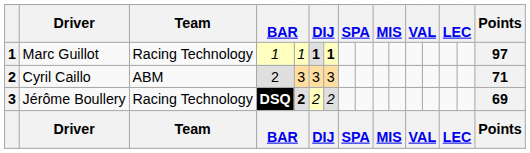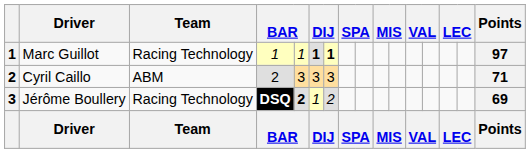(316, 99) 2 -> (316, 99) 1
